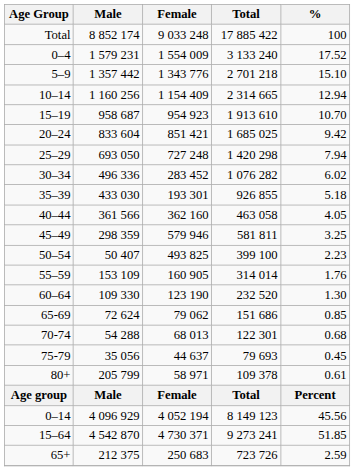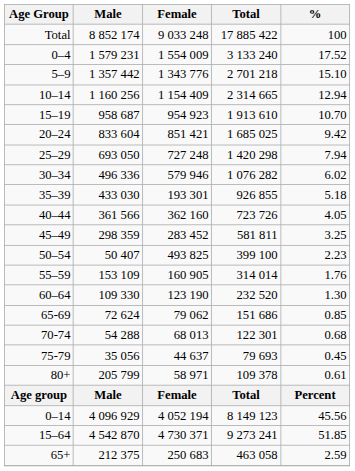(188, 174) 283 452 -> (188, 174) 579 946
(257, 214) 463 058 -> (257, 214) 723 726
(188, 235) 579 946 -> (188, 235) 283 452
(257, 455) 723 726 -> (257, 455) 463 058
